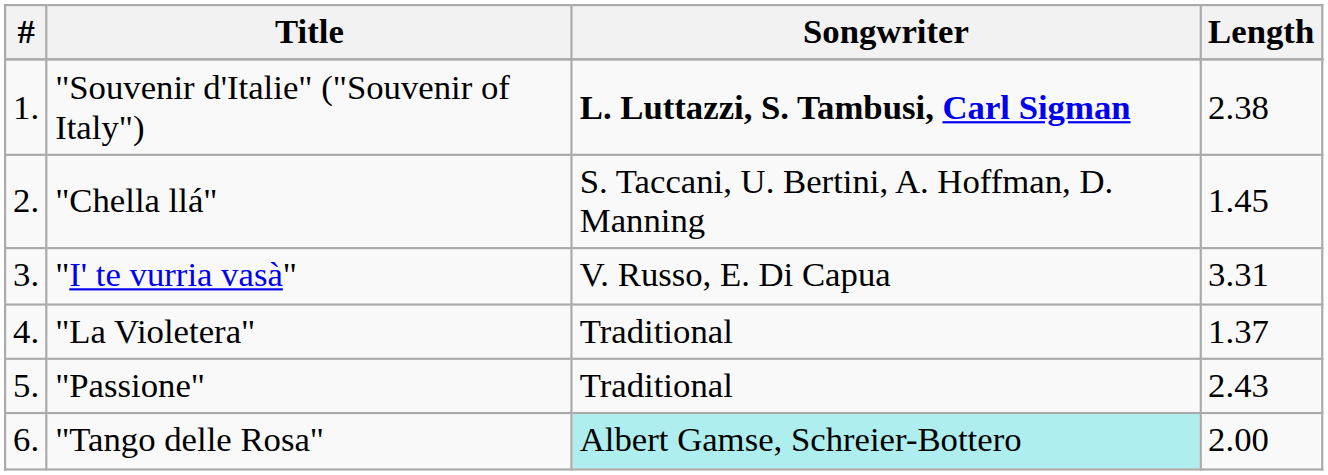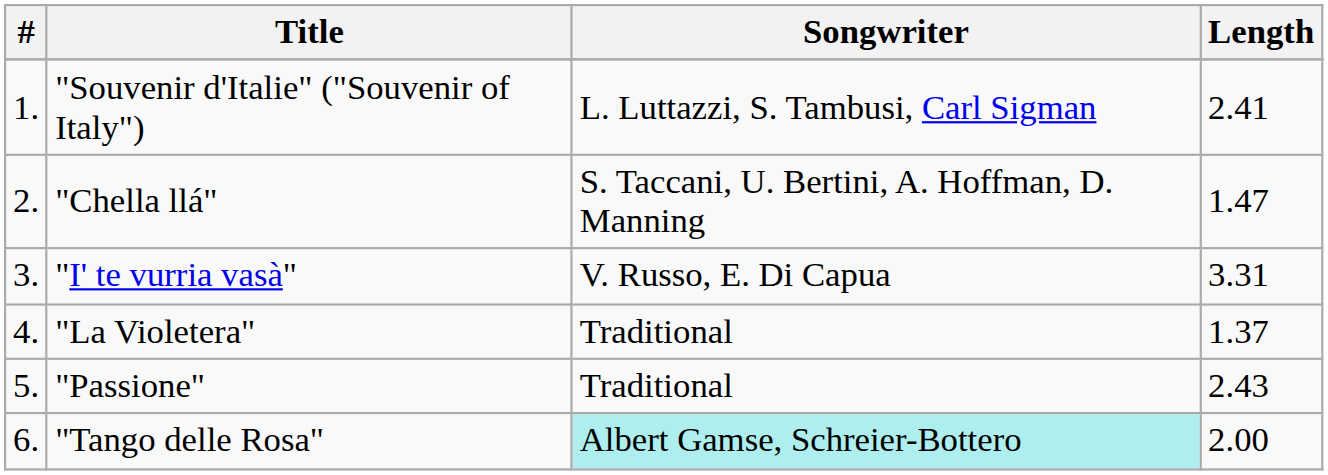(855, 106) bold -> (838, 106) normal
(1238, 106) 2.38 -> (1238, 106) 2.41
(1238, 200) 1.45 -> (1238, 200) 1.47
